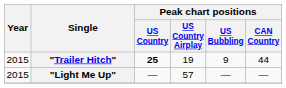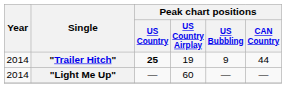(18, 59) 2015 -> (18, 59) 2014
(18, 75) 2015 -> (18, 75) 2014
(188, 75) 57 -> (188, 75) 60
